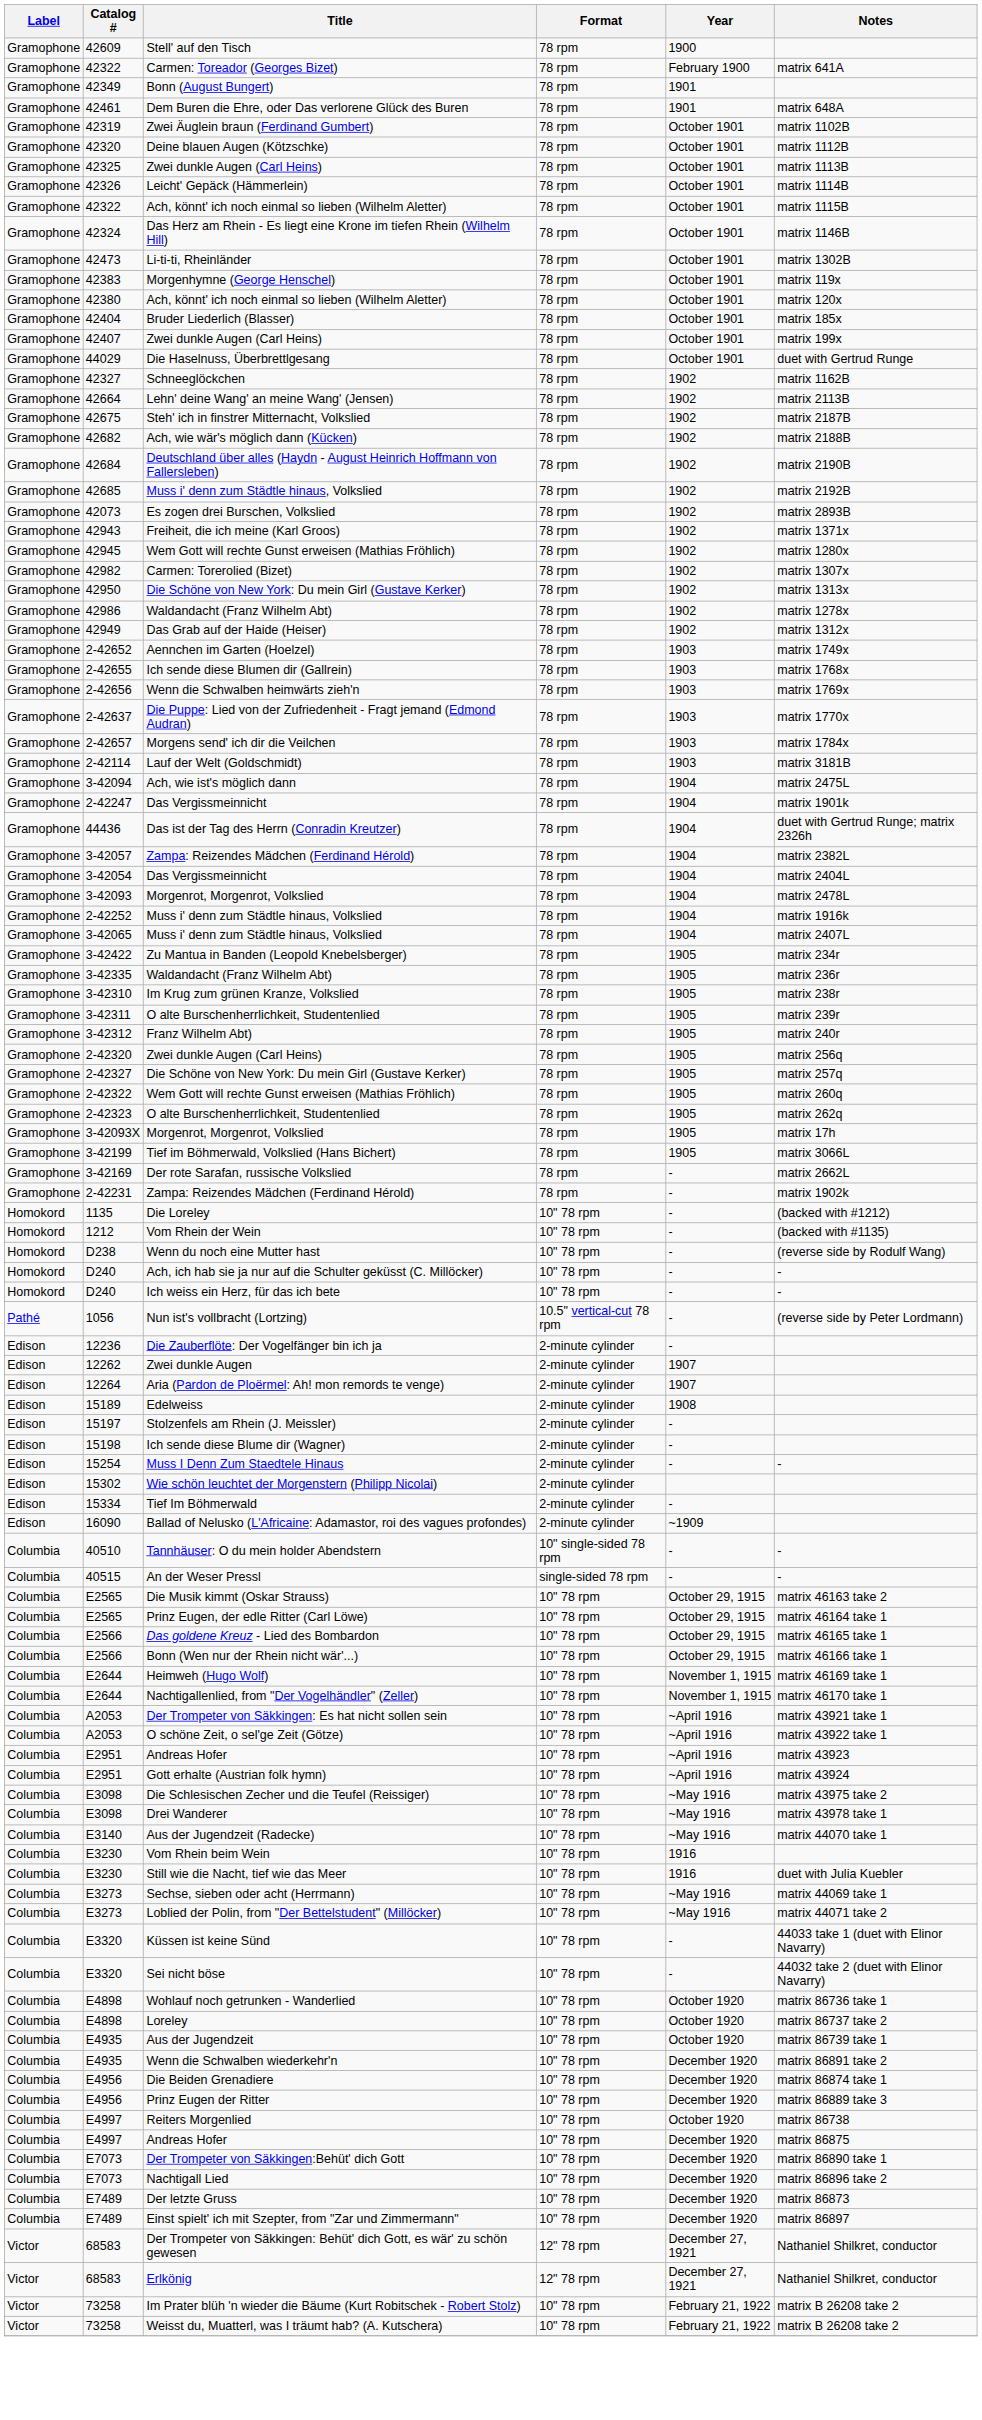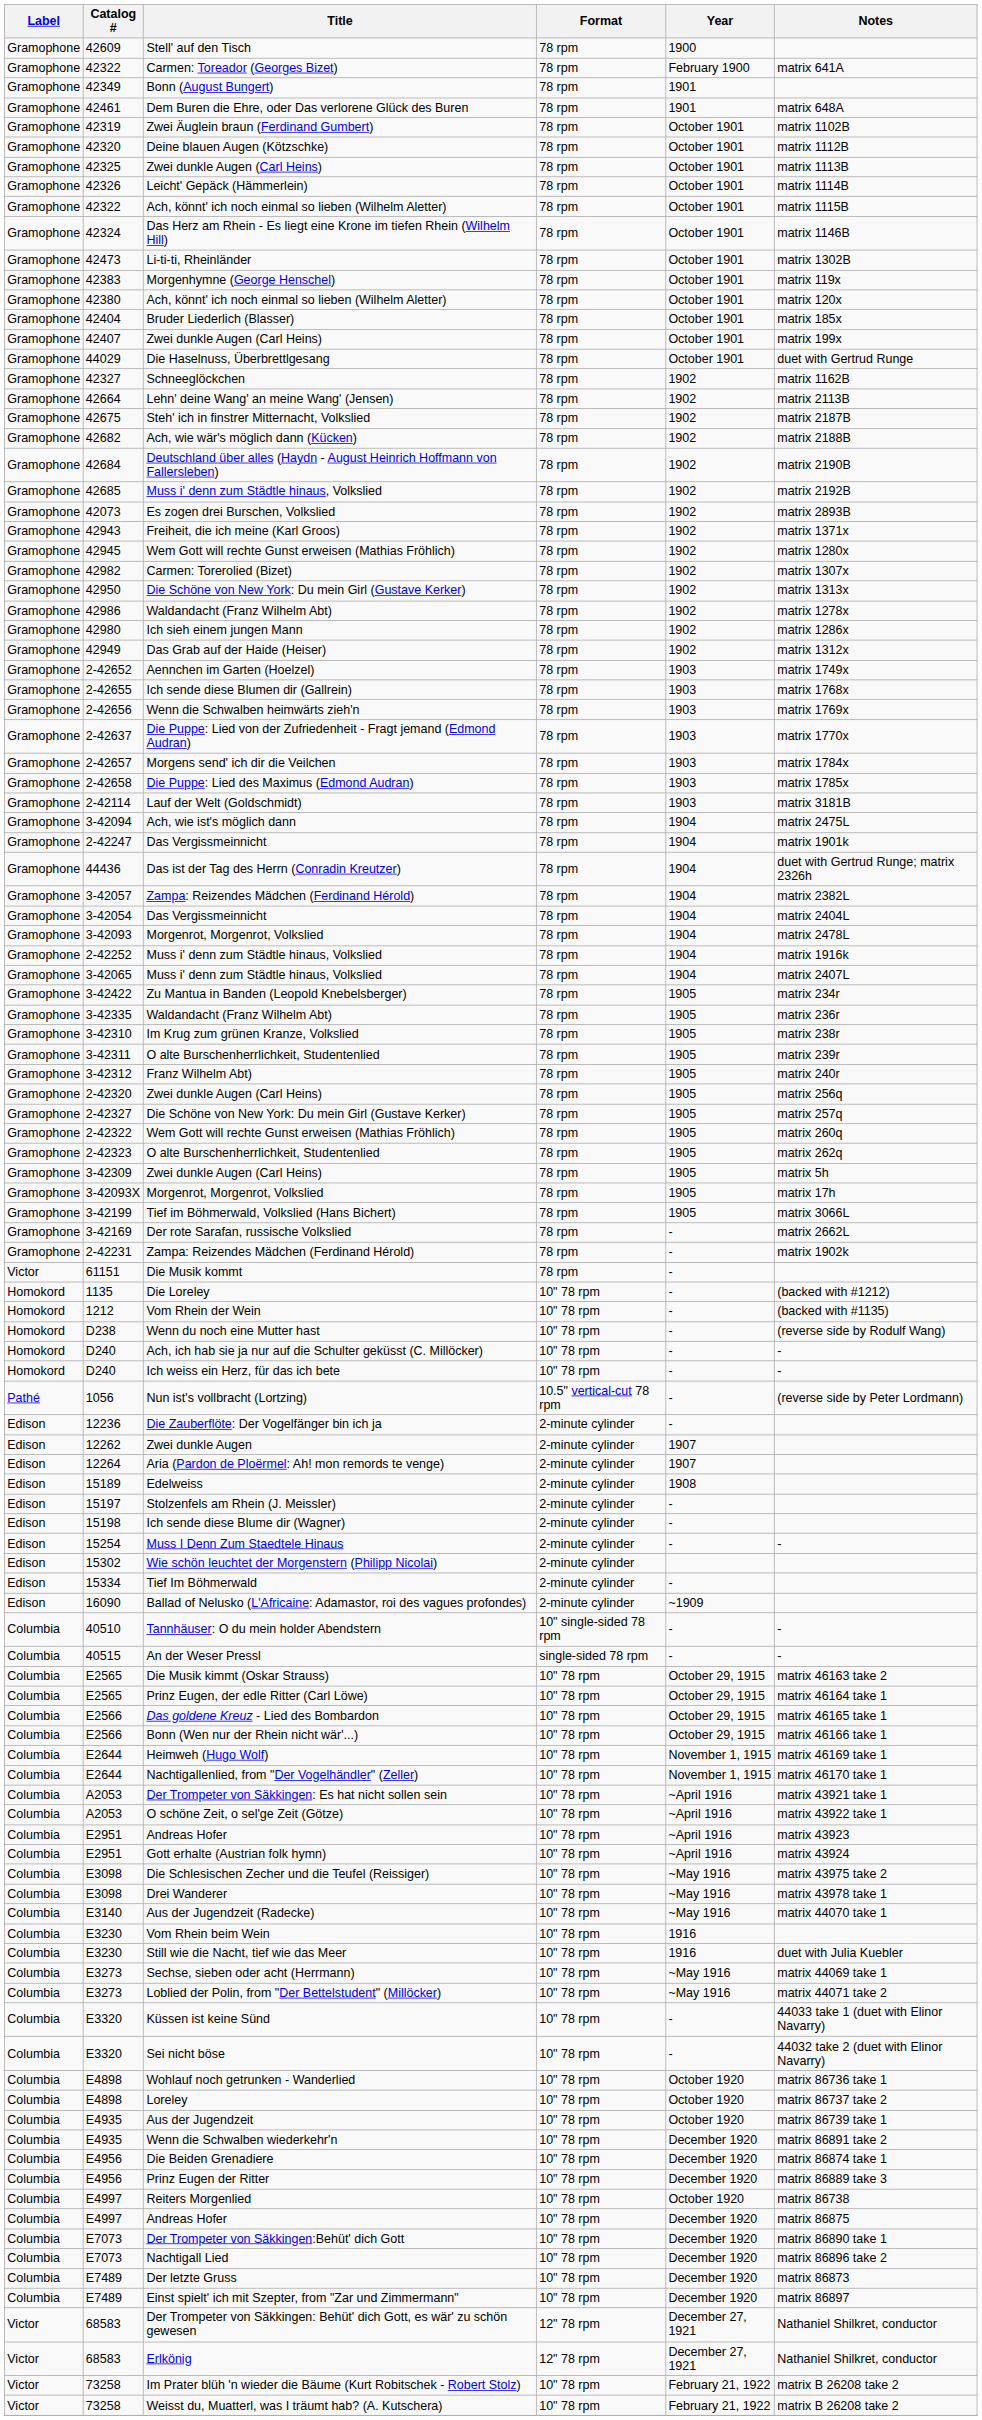+ row: (103, 630)
+ row: (109, 783)
+ row: (109, 1173)
+ row: (103, 1272)
